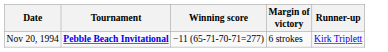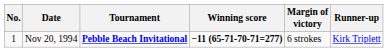+ column: (14, 18)
(219, 39) normal -> (237, 39) bold
